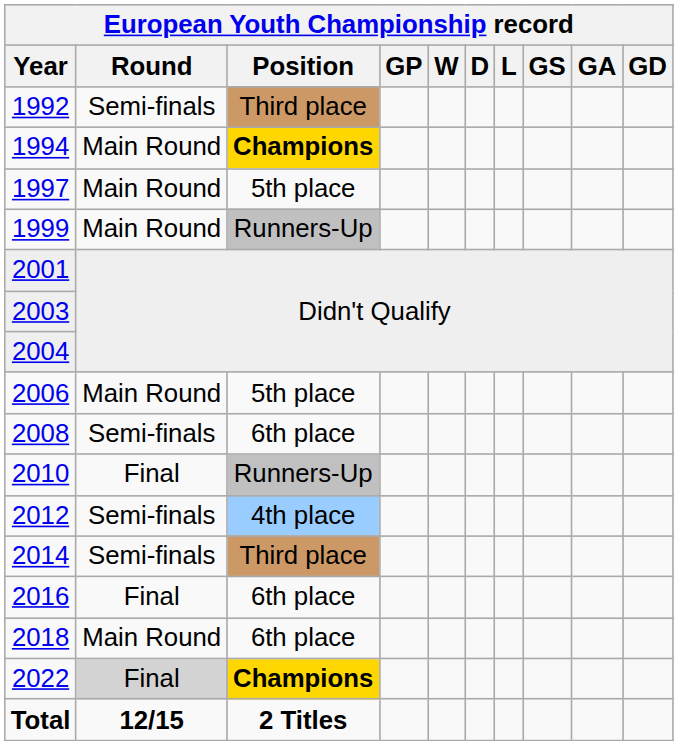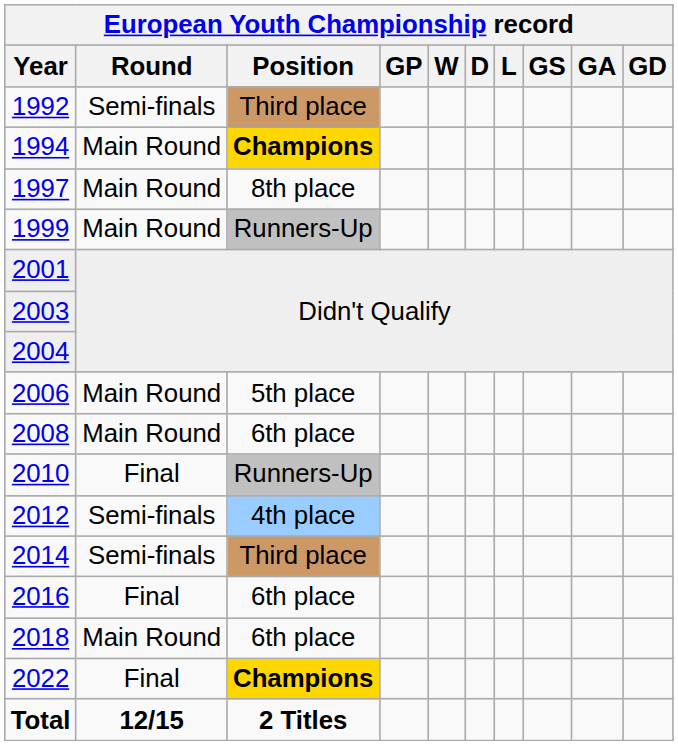(303, 188) 5th place -> (303, 188) 8th place
(152, 433) Semi-finals -> (152, 433) Main Round
(152, 678) lightgrey background -> (152, 678) no background
